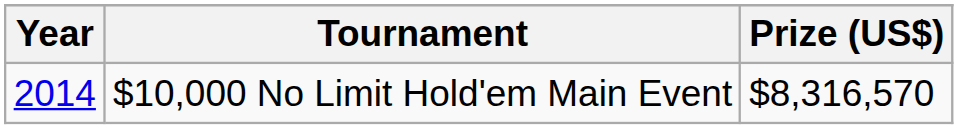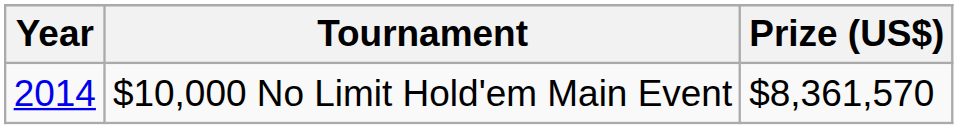(842, 92) $8,316,570 -> (842, 92) $8,361,570
